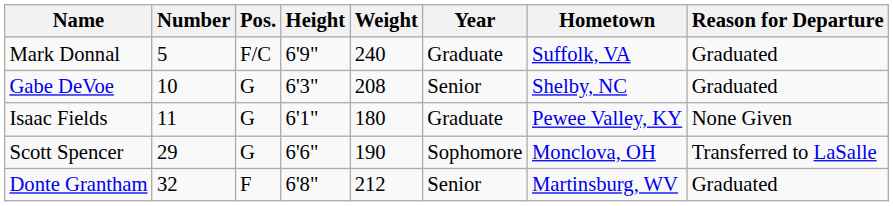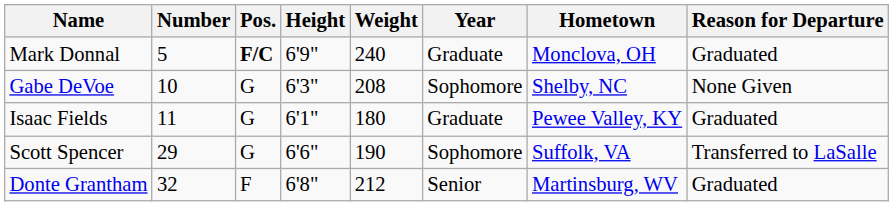(255, 53) normal -> (257, 53) bold
(581, 53) Suffolk, VA -> (594, 53) Monclova, OH
(454, 86) Senior -> (475, 86) Sophomore
(735, 86) Graduated -> (742, 86) None Given
(742, 119) None Given -> (735, 119) Graduated
(594, 151) Monclova, OH -> (581, 151) Suffolk, VA
